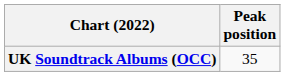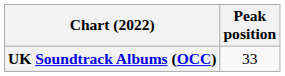(250, 58) 35 -> (250, 58) 33
